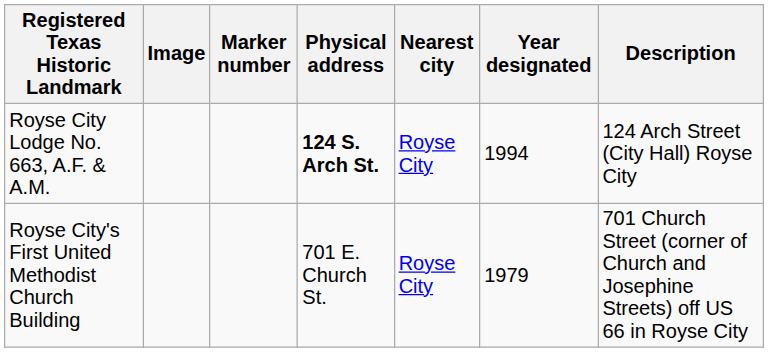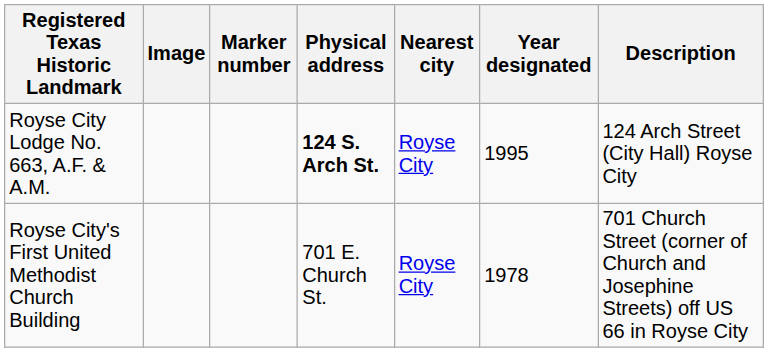(506, 153) 1994 -> (506, 153) 1995
(506, 275) 1979 -> (506, 275) 1978
